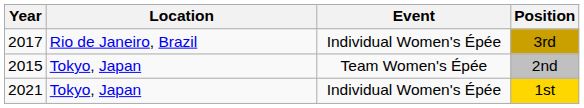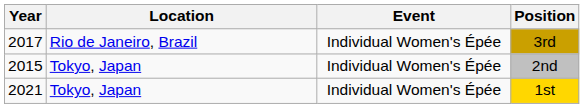(414, 66) Team Women's Épée -> (414, 66) Individual Women's Épée
